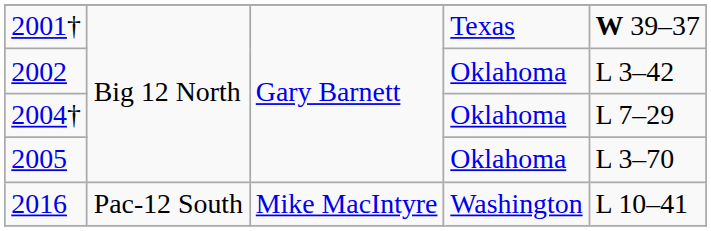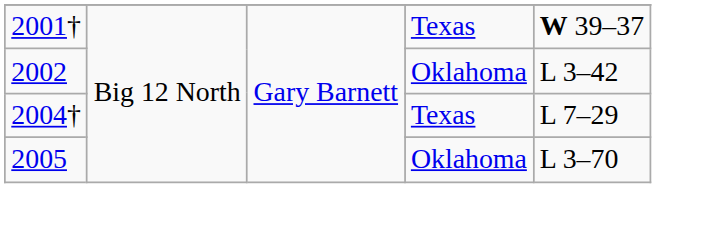(508, 114) Oklahoma -> (443, 114) Texas
- row: (39, 203)
